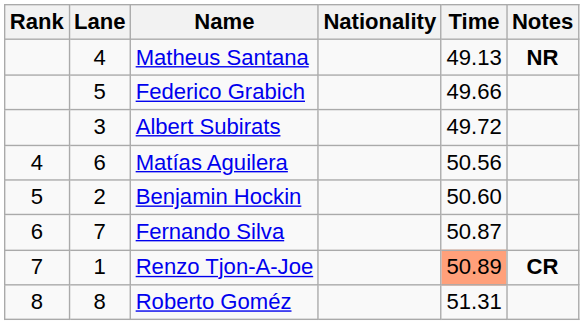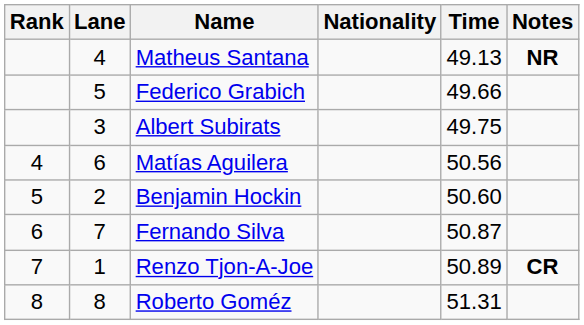(474, 127) 49.72 -> (474, 127) 49.75
(474, 267) lightsalmon background -> (474, 267) no background
